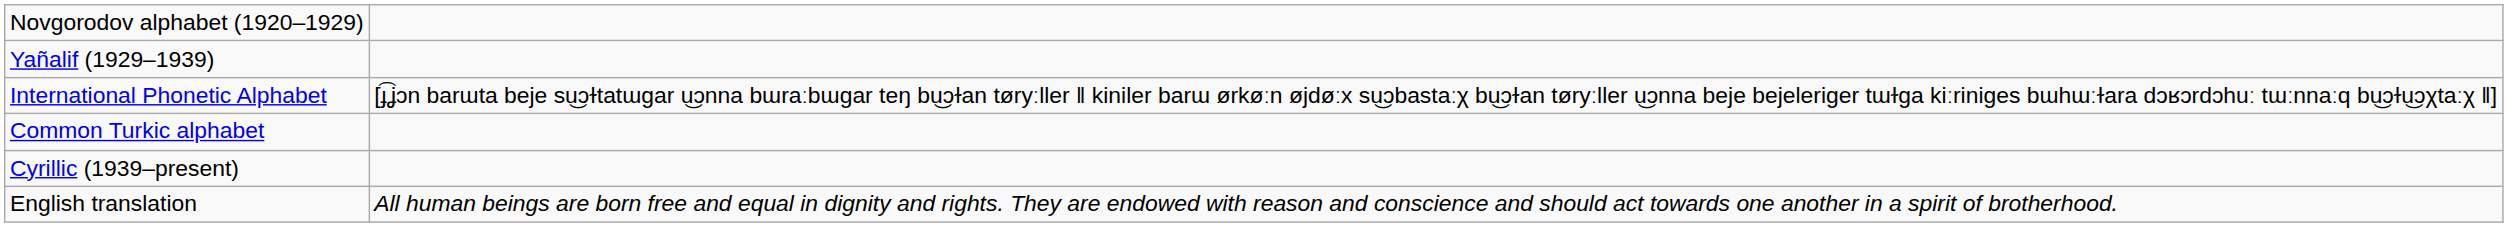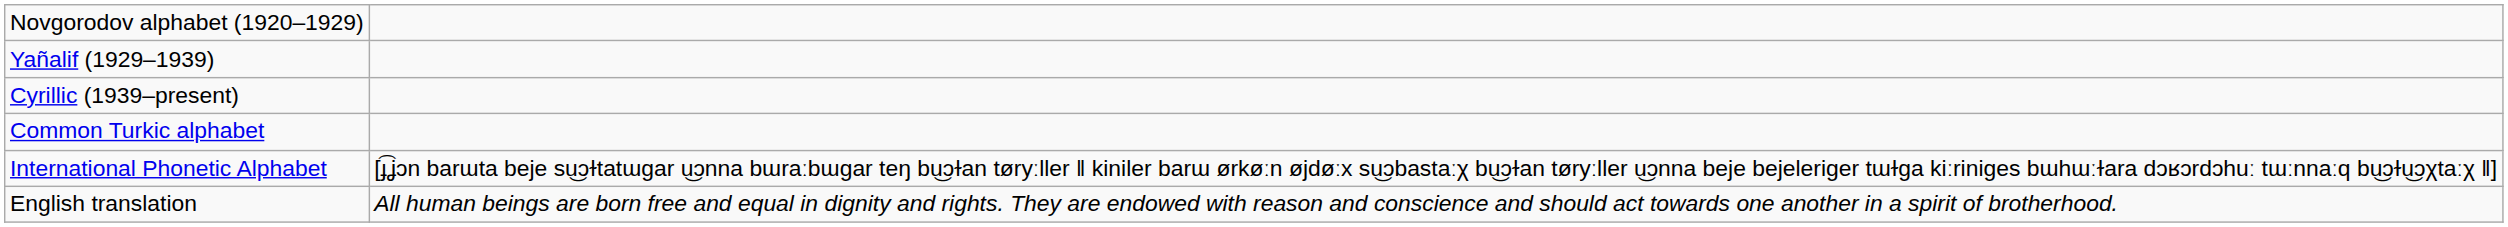rows swapped: (124, 167) <-> (168, 95)
